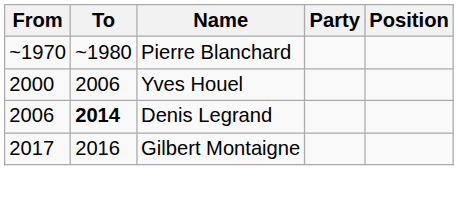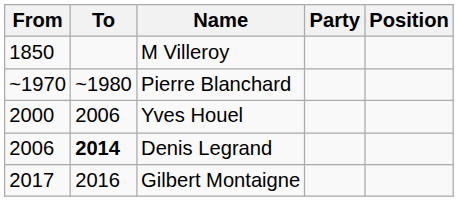+ row: (185, 52)
